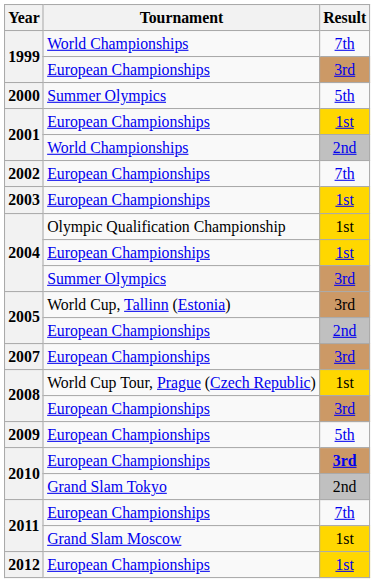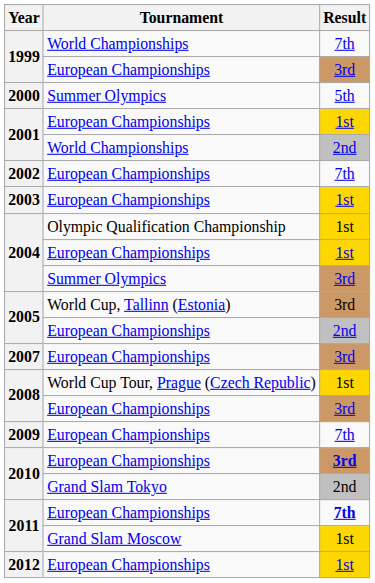(345, 434) 5th -> (345, 434) 7th
(345, 512) normal -> (345, 512) bold
